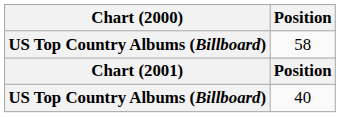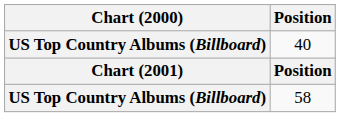rows swapped: (303, 44) <-> (303, 97)
